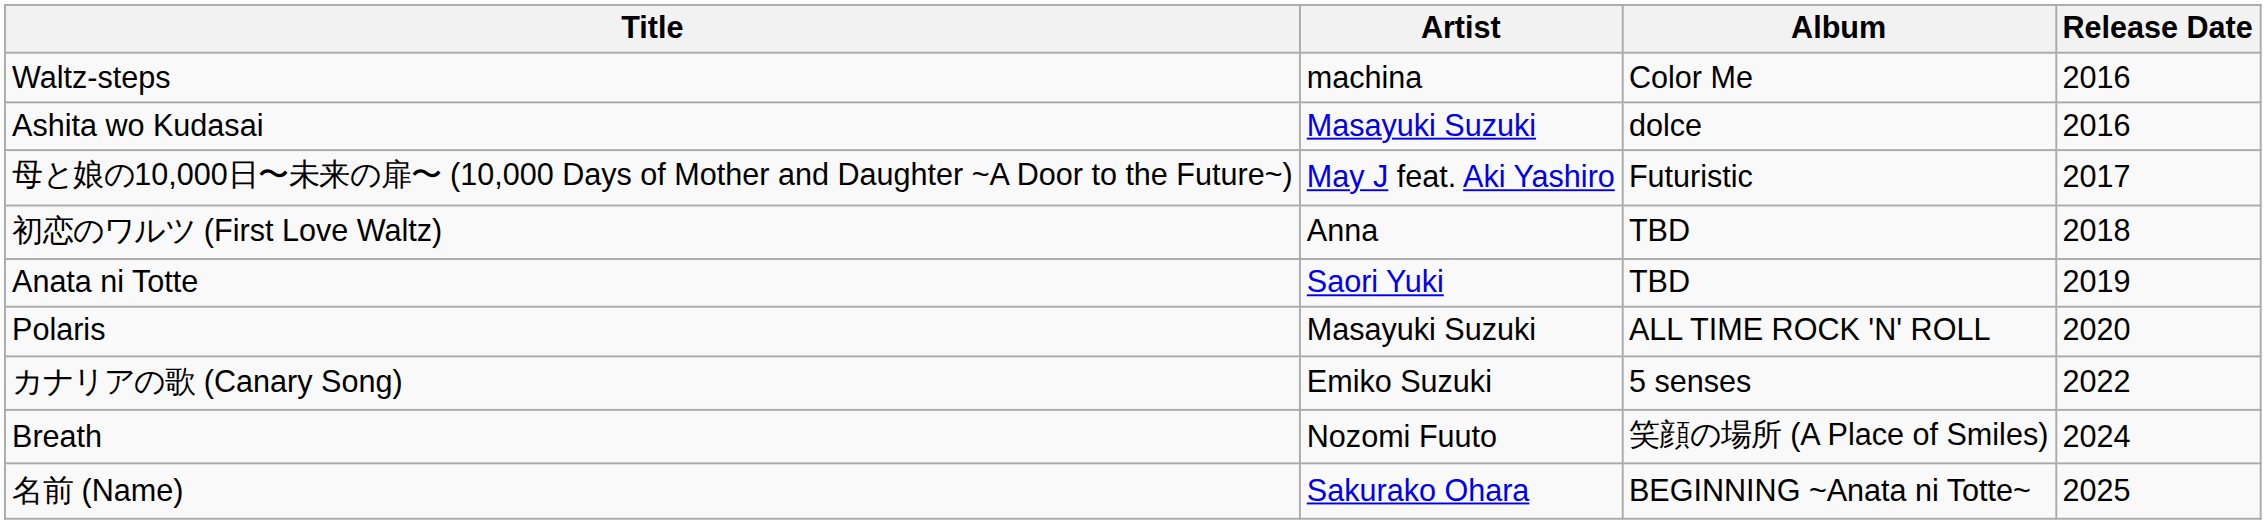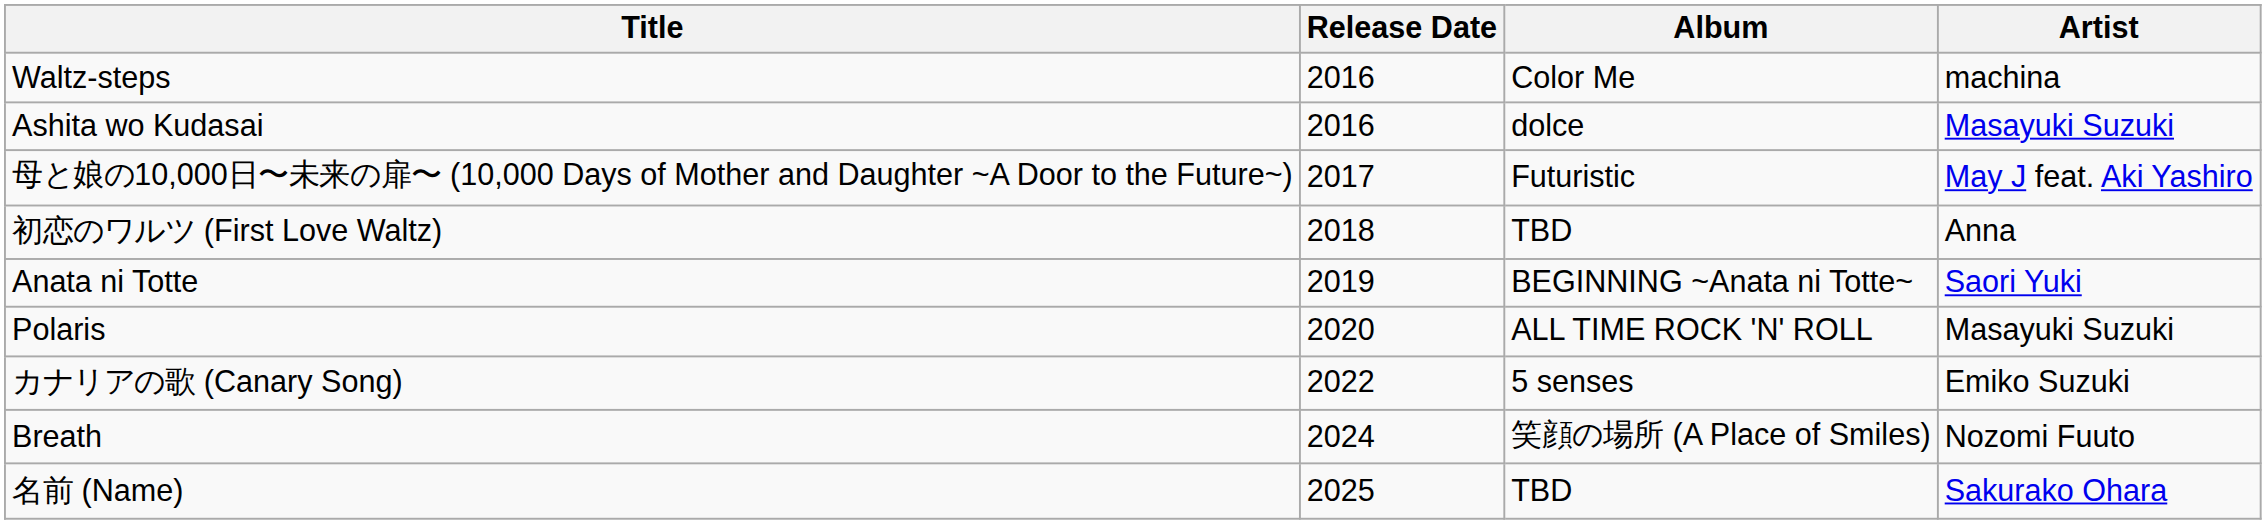columns swapped: (1461, 28) <-> (2158, 28)
(1659, 282) TBD -> (1712, 282) BEGINNING ~Anata ni Totte~
(1830, 490) BEGINNING ~Anata ni Totte~ -> (1542, 490) TBD
